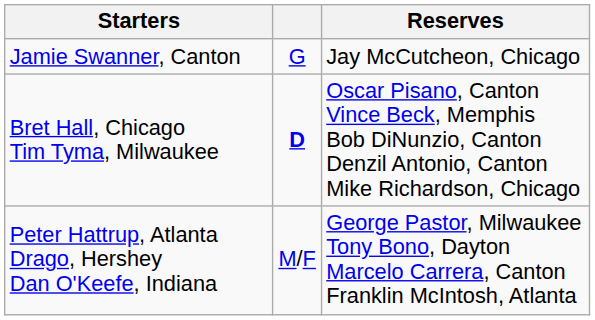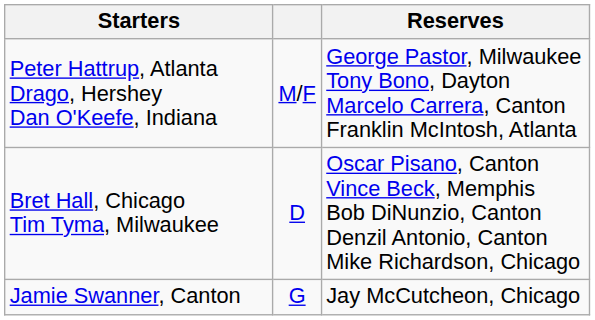rows swapped: (125, 56) <-> (114, 259)
(297, 139) bold -> (297, 213) normal
